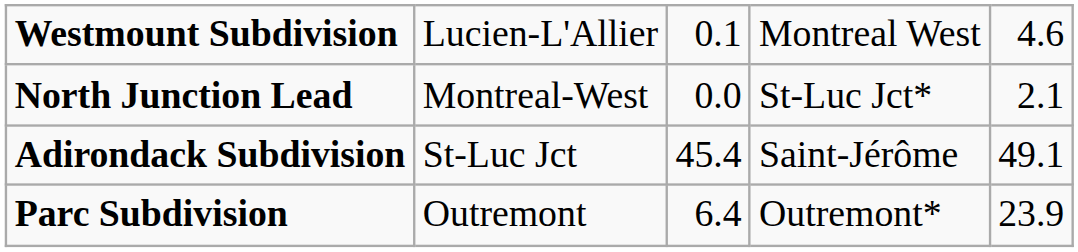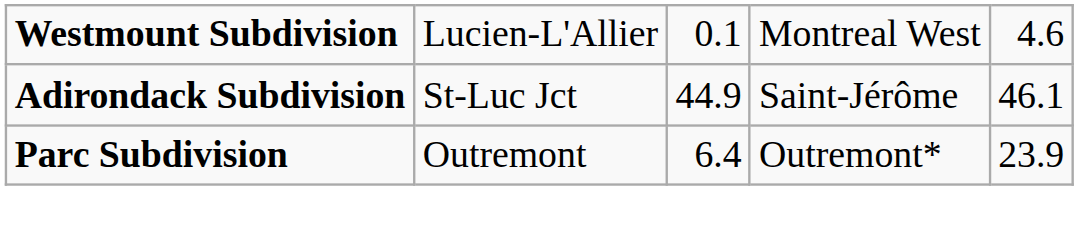- row: (184, 94)
(709, 154) 45.4 -> (709, 94) 44.9
(1031, 154) 49.1 -> (1031, 94) 46.1
